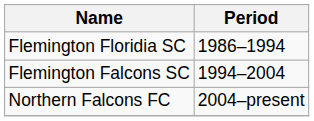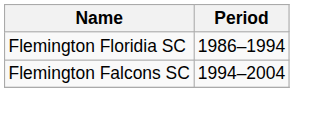- row: (89, 101)
